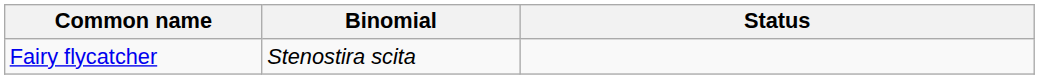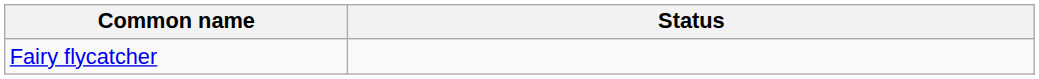- column: (391, 21)
